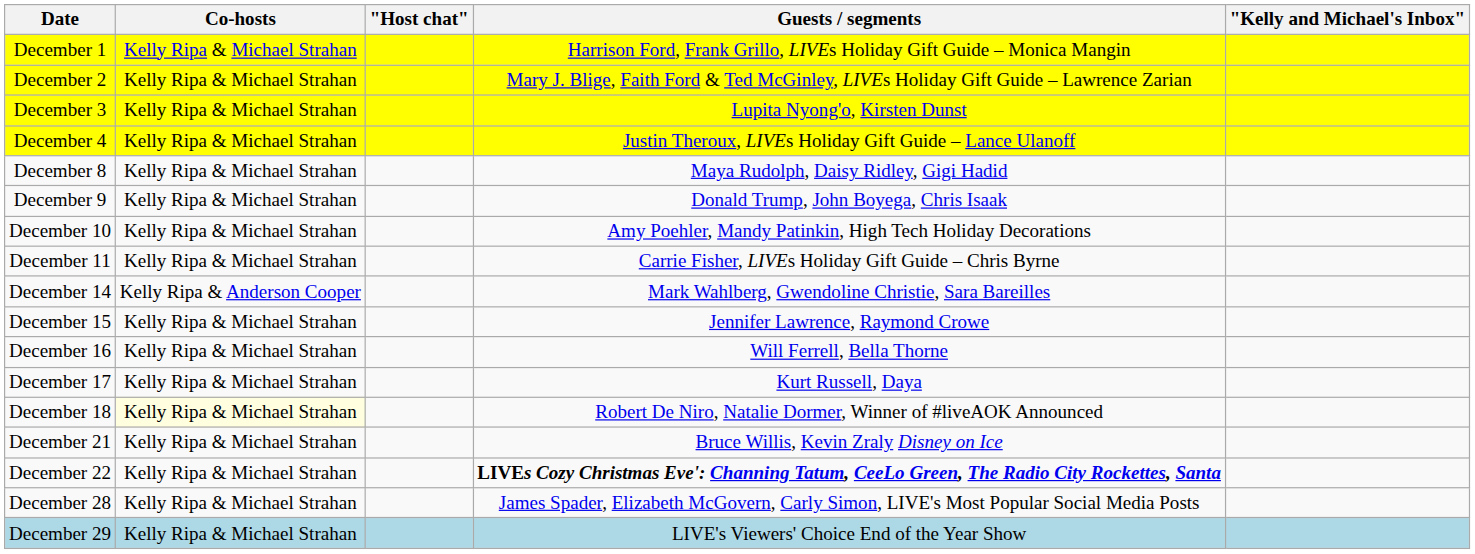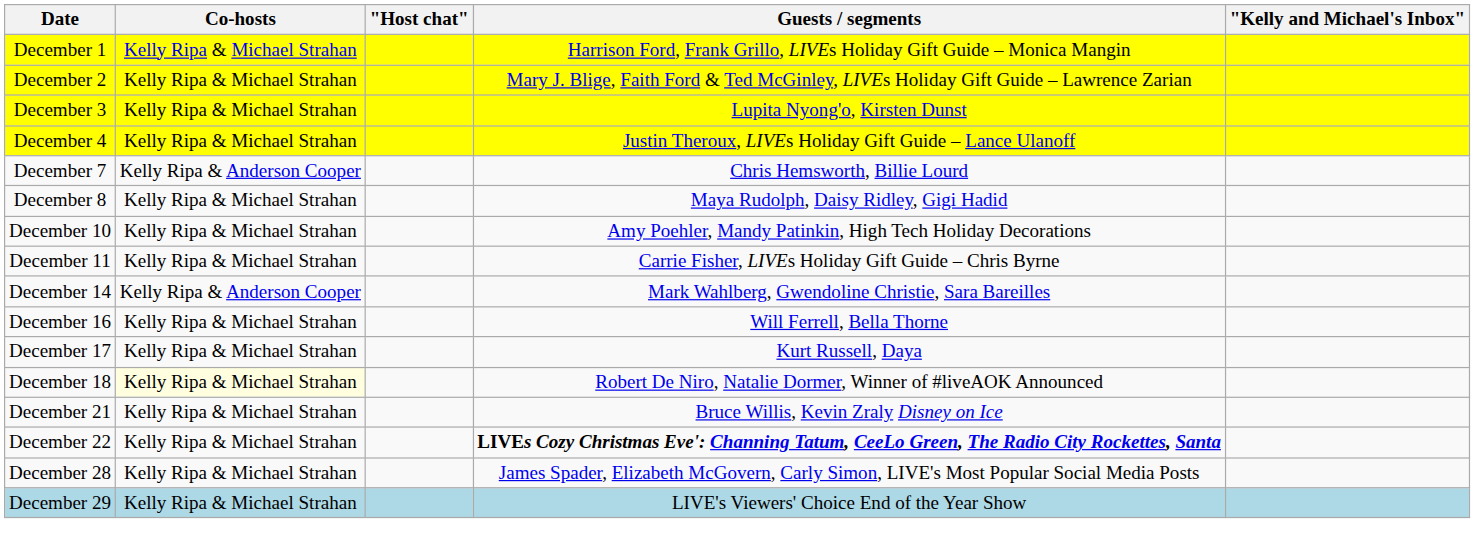+ row: (60, 170)
- row: (60, 200)
- row: (60, 321)
